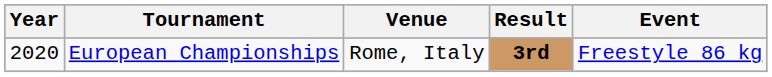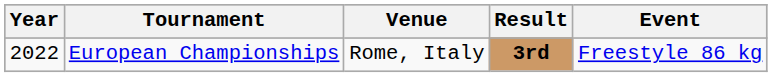(34, 55) 2020 -> (34, 55) 2022
